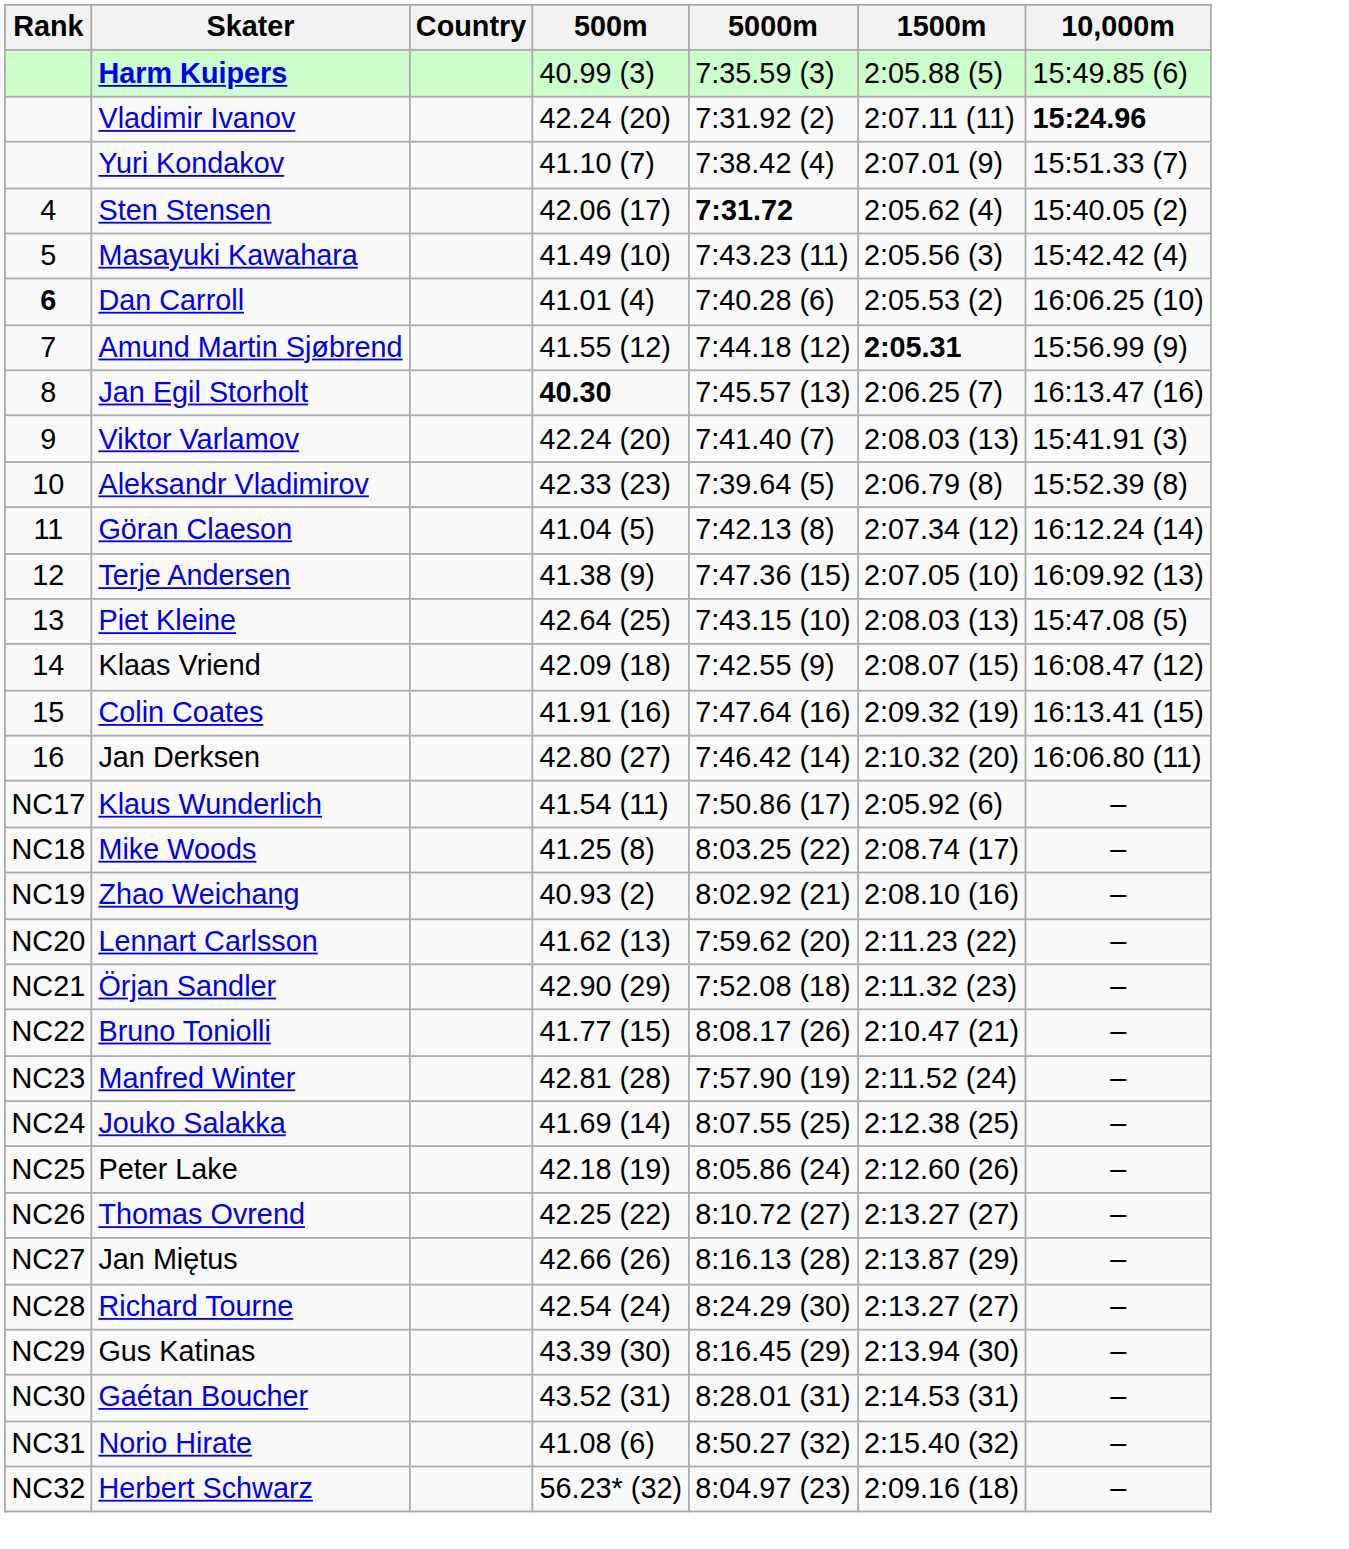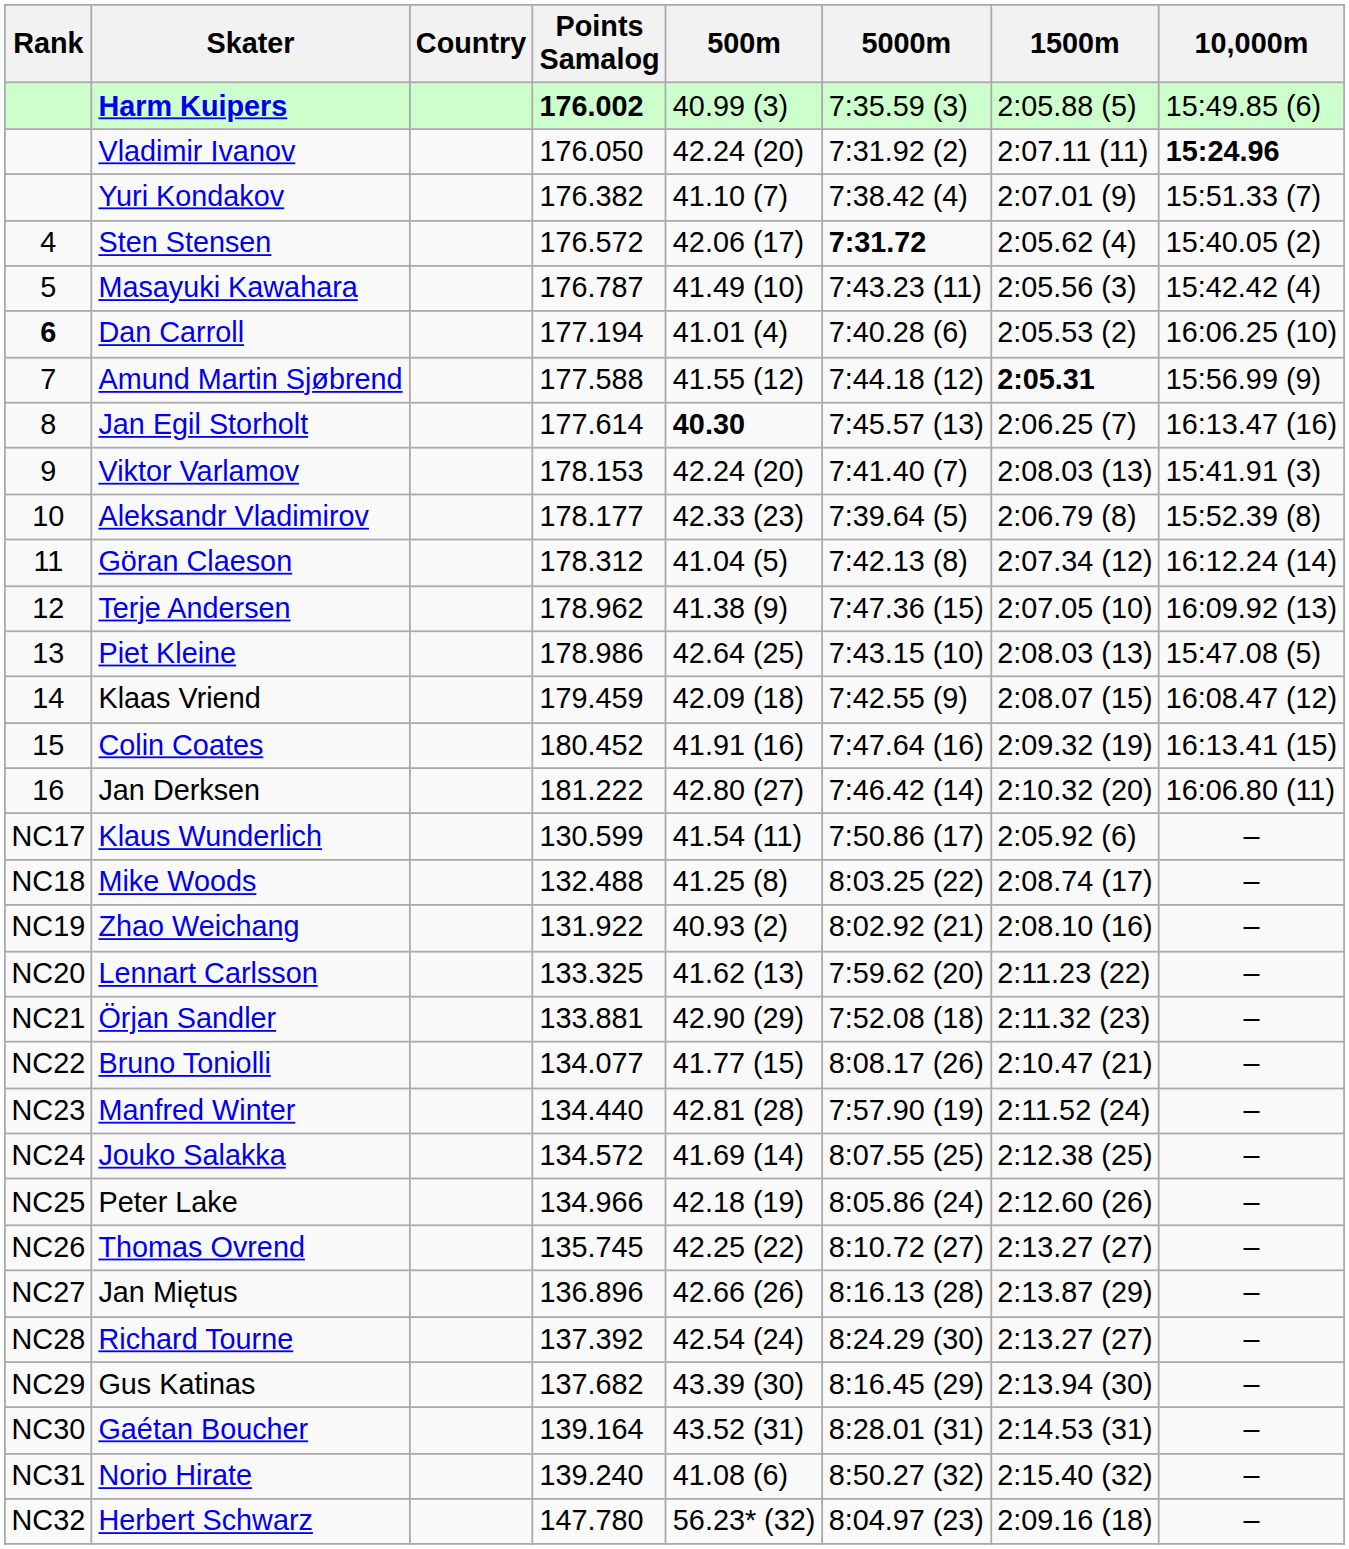+ column: (600, 43)
